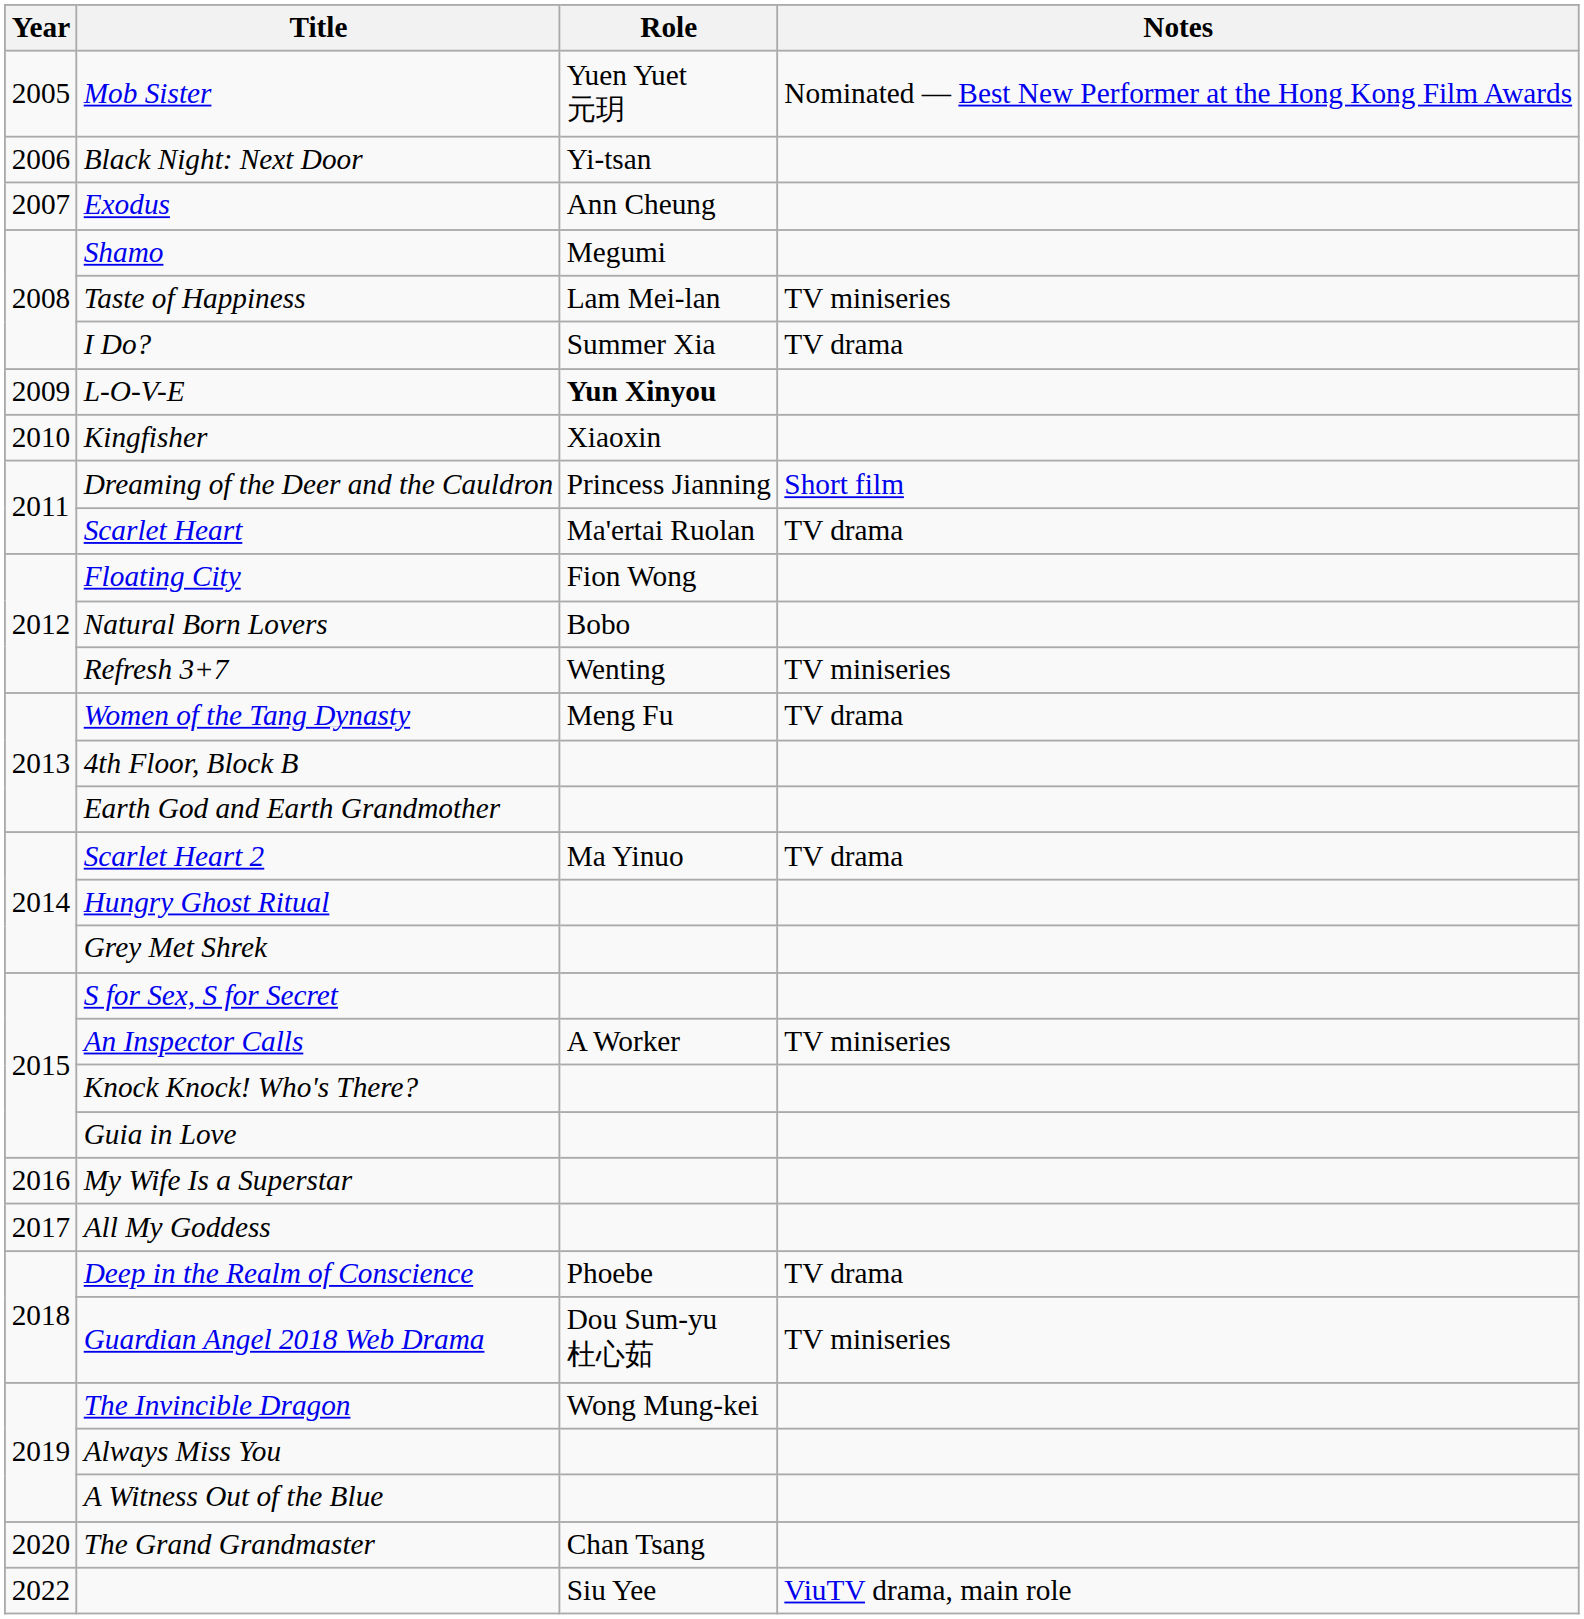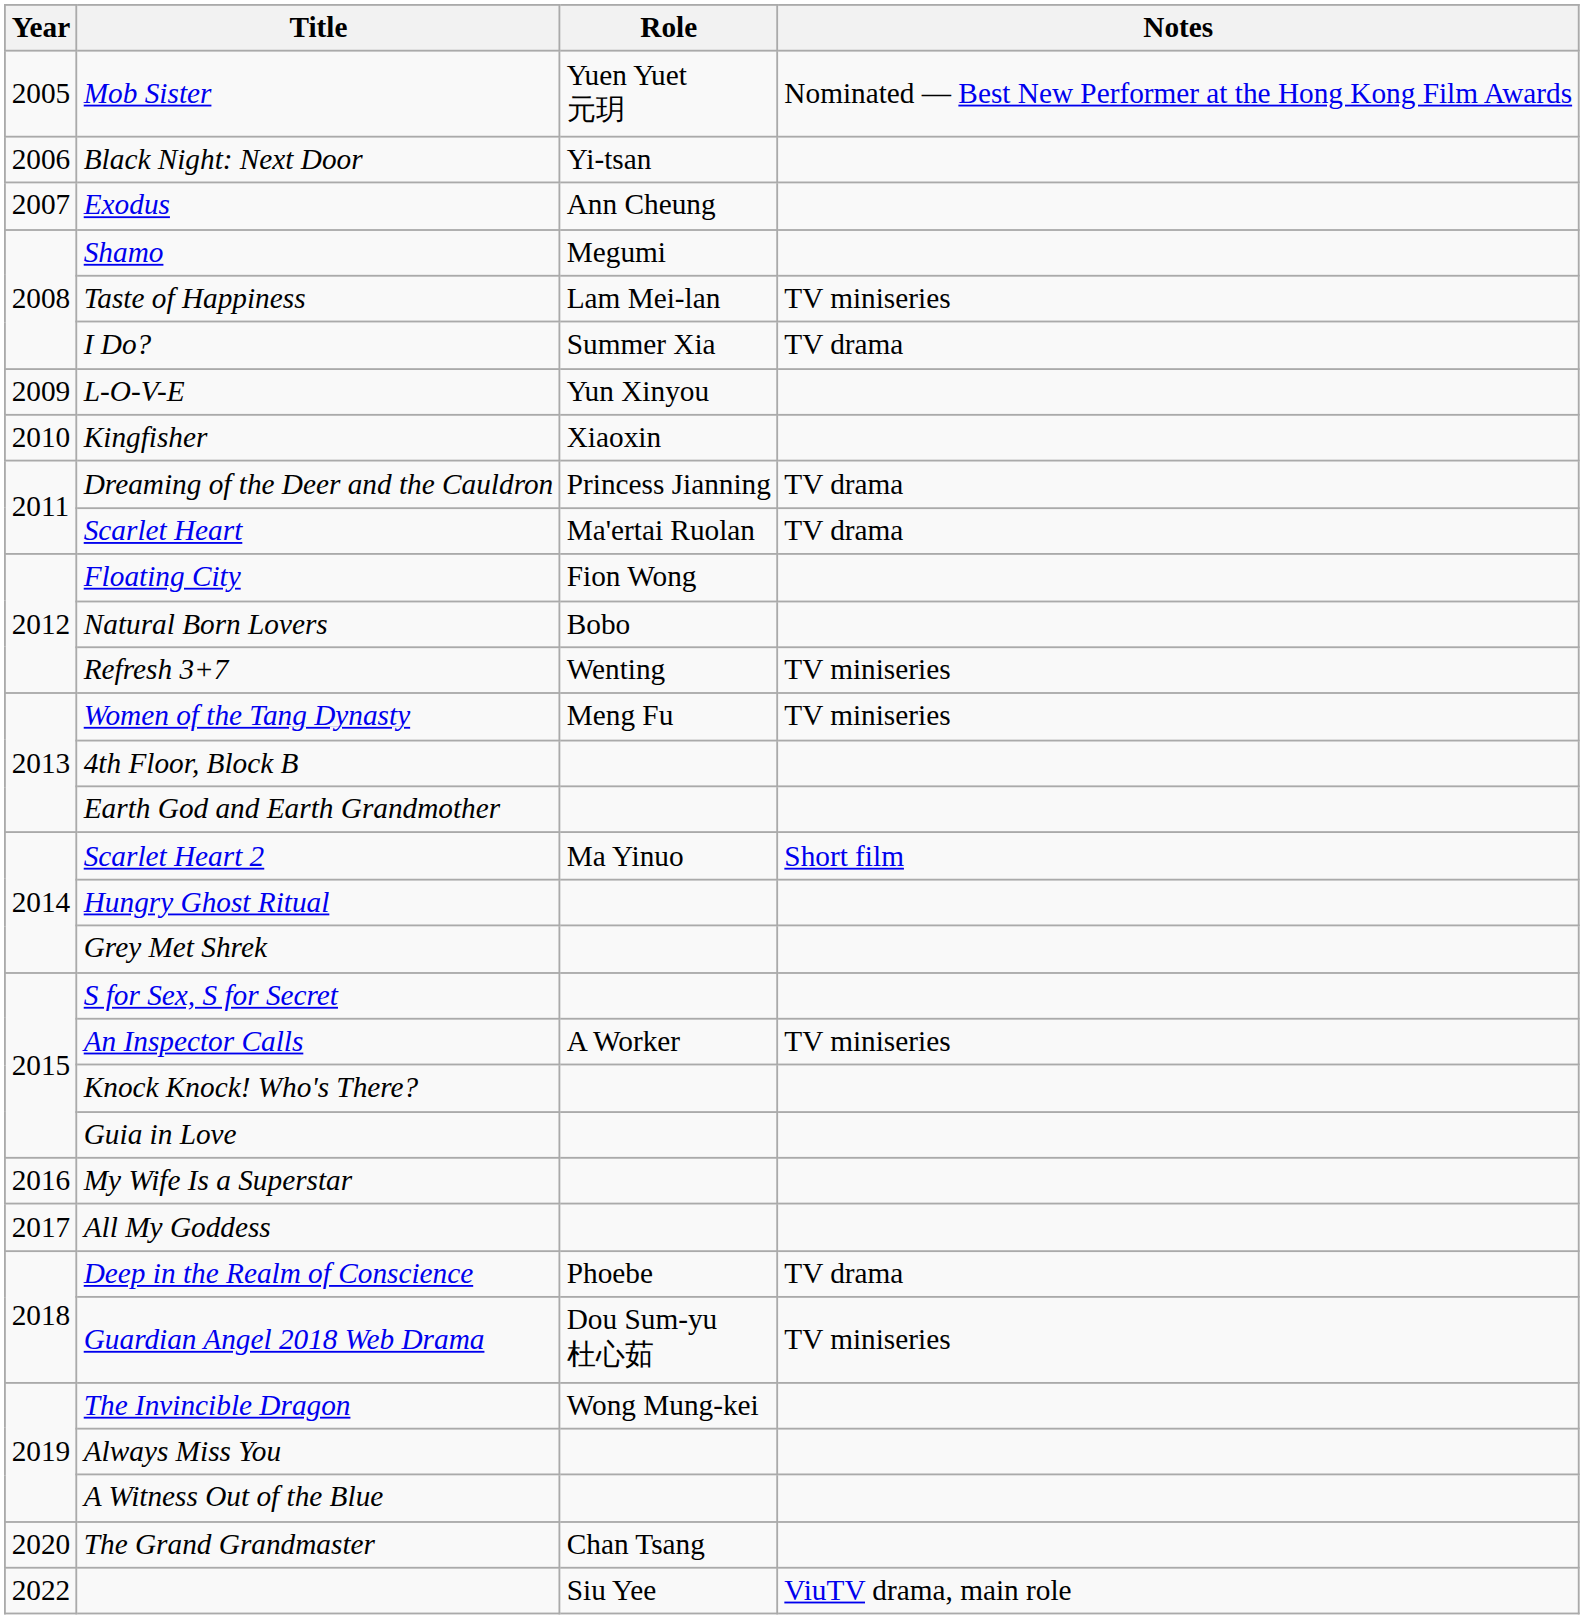(641, 391) bold -> (638, 391) normal
(844, 484) Short film -> (844, 484) TV drama
(844, 716) TV drama -> (867, 716) TV miniseries
(844, 855) TV drama -> (844, 855) Short film
